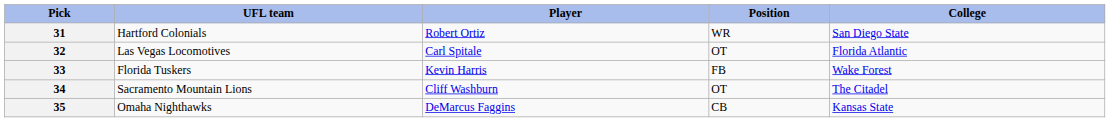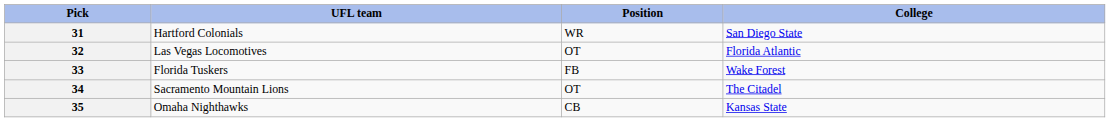- column: (566, 13)
